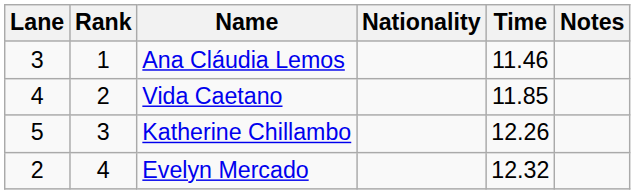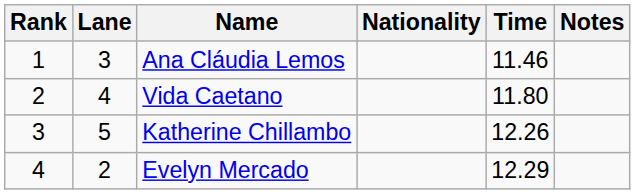columns swapped: (103, 22) <-> (37, 22)
(520, 96) 11.85 -> (520, 96) 11.80
(520, 170) 12.32 -> (520, 170) 12.29
